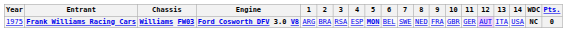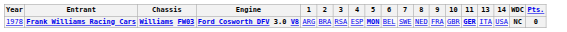- column: (486, 10)
(14, 22) 1975 -> (14, 22) 1978
(469, 22) normal -> (469, 22) bold
